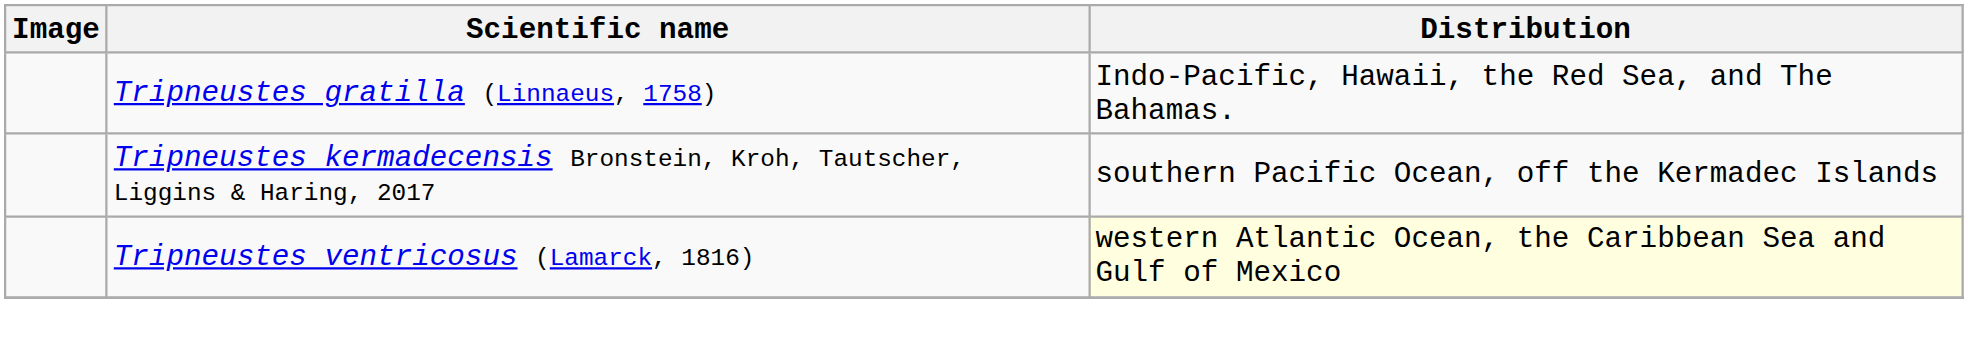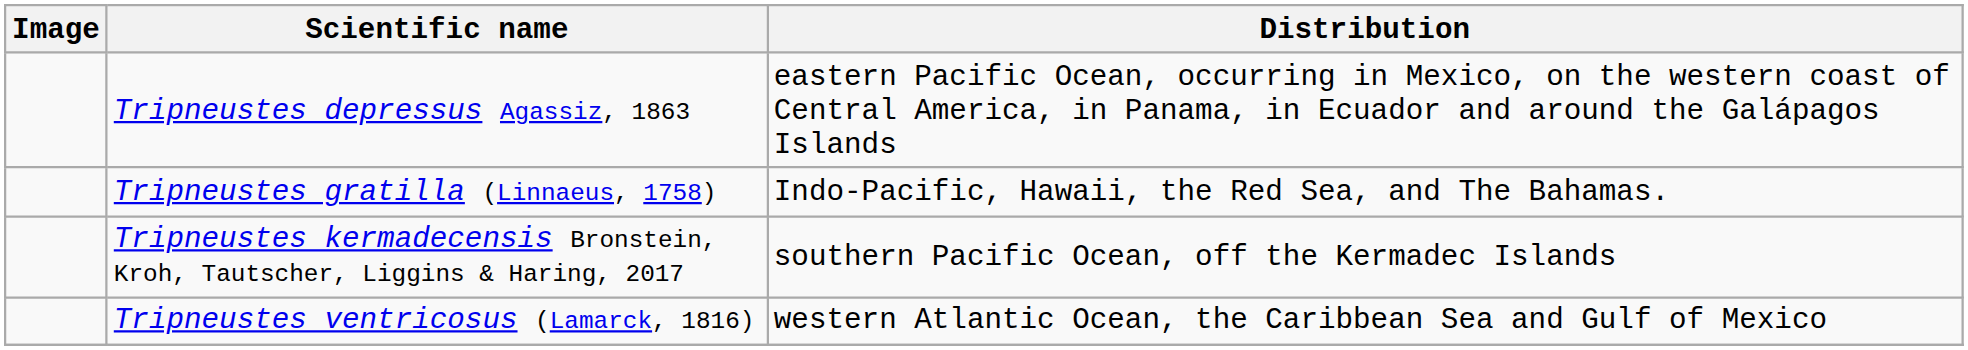+ row: (402, 110)
(1490, 256) lightyellow background -> (1300, 321) no background
